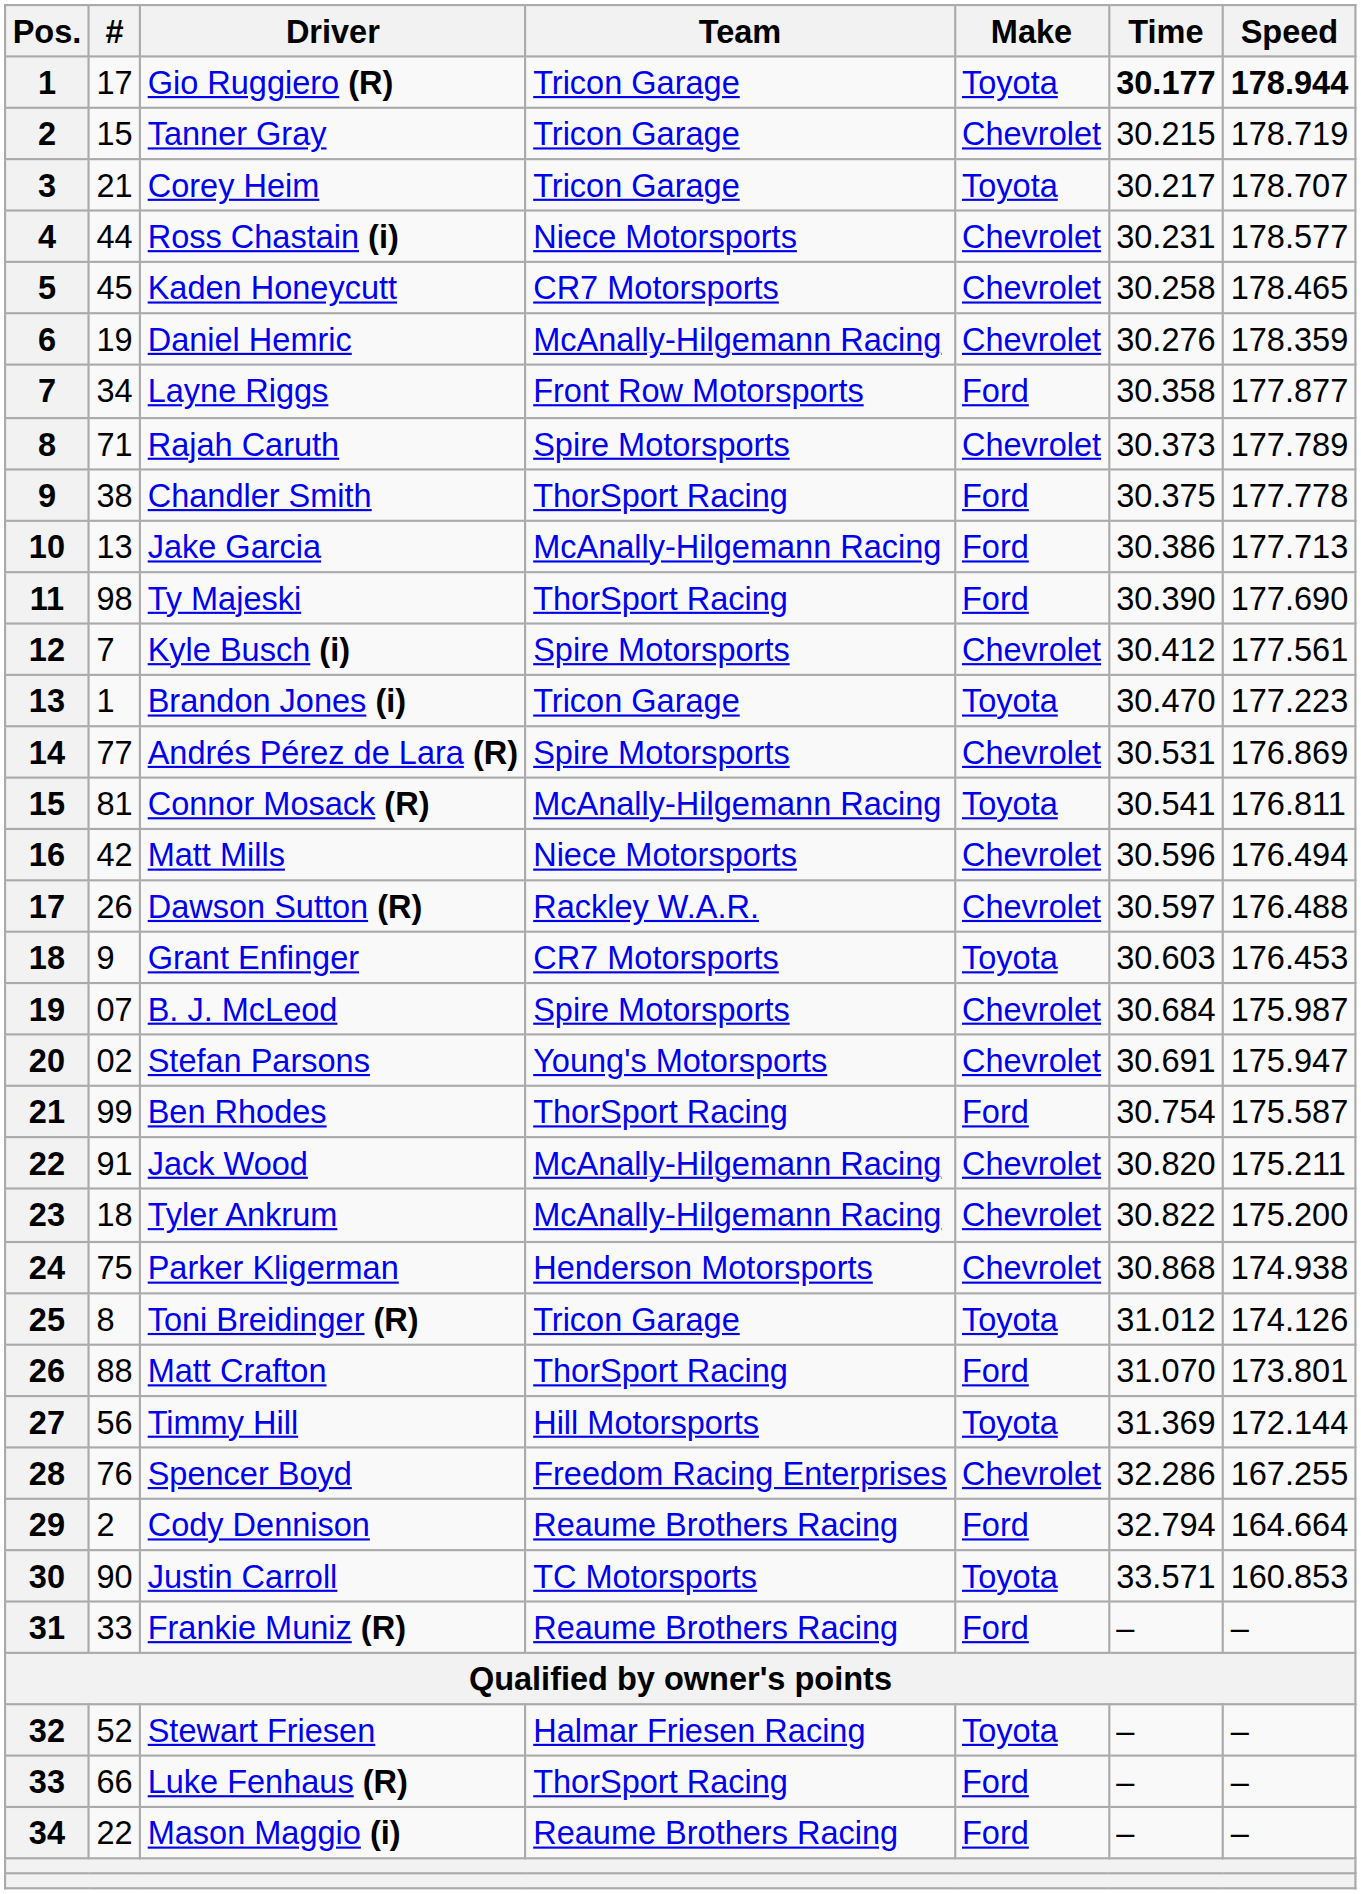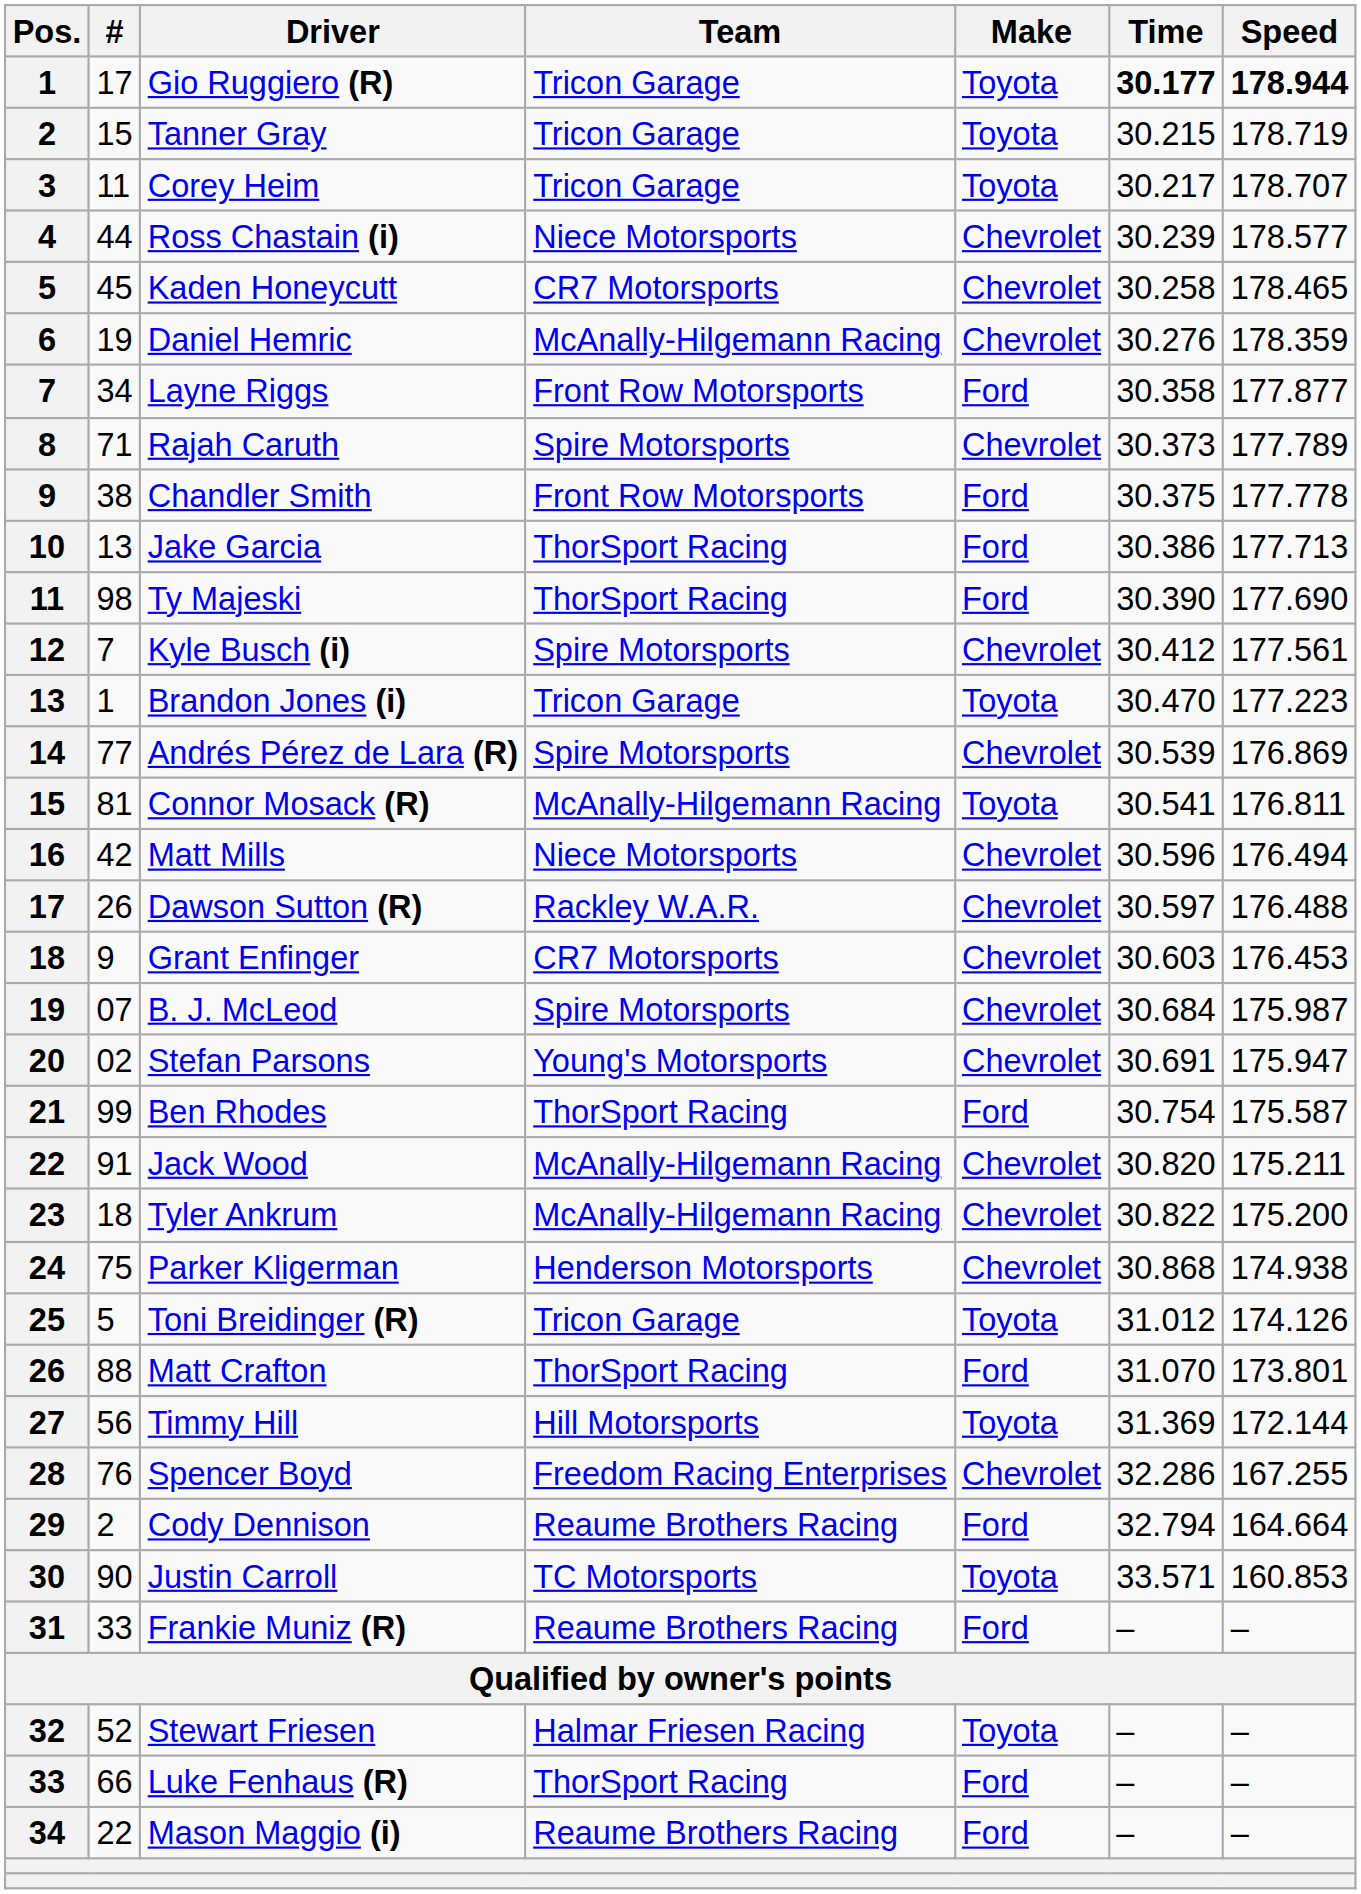(1032, 134) Chevrolet -> (1010, 134) Toyota
(114, 185) 21 -> (113, 185) 11
(1166, 237) 30.231 -> (1166, 237) 30.239
(661, 494) ThorSport Racing -> (698, 494) Front Row Motorsports
(737, 546) McAnally-Hilgemann Racing -> (661, 546) ThorSport Racing
(1166, 752) 30.531 -> (1166, 752) 30.539
(1010, 958) Toyota -> (1032, 958) Chevrolet
(105, 1318) 8 -> (105, 1318) 5
